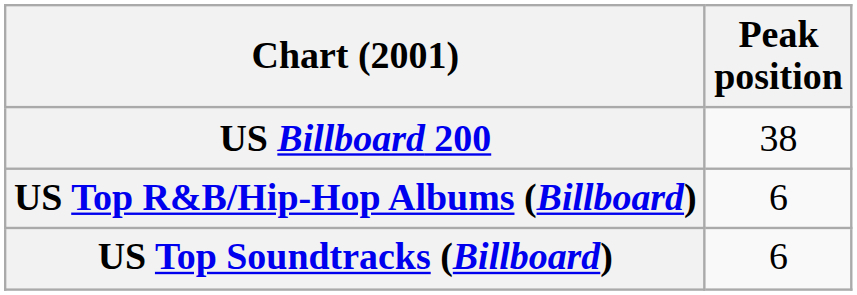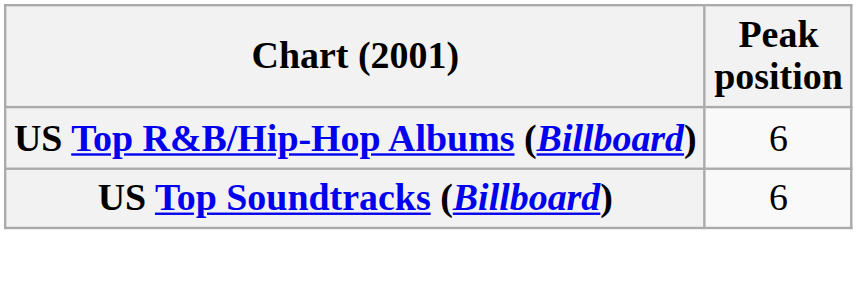- row: (355, 137)
